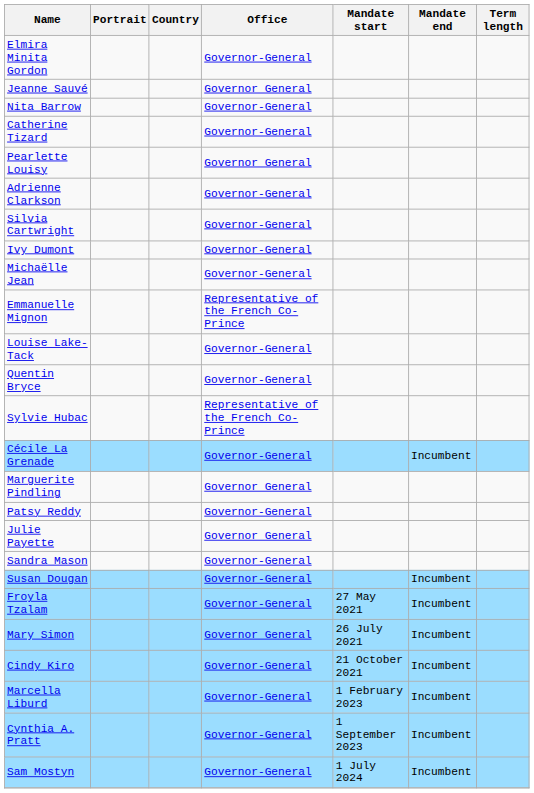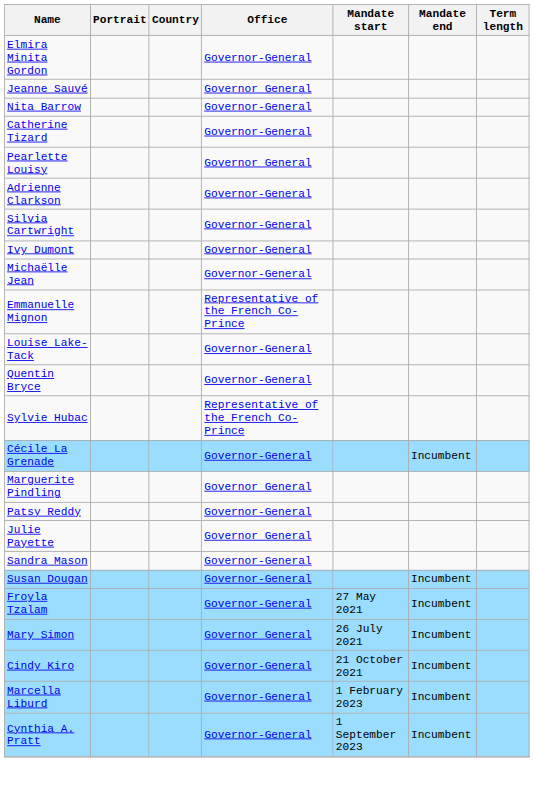- row: (41, 772)
